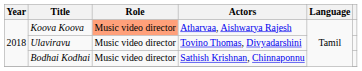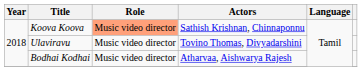(236, 27) Atharvaa, Aishwarya Rajesh -> (242, 27) Sathish Krishnan, Chinnaponnu
(242, 58) Sathish Krishnan, Chinnaponnu -> (236, 58) Atharvaa, Aishwarya Rajesh
